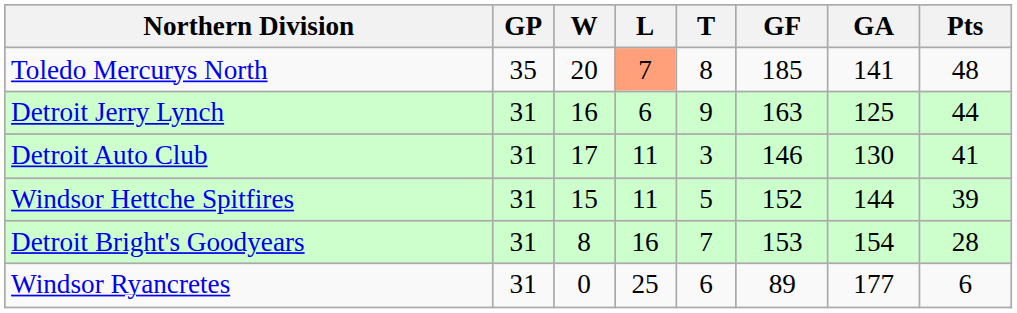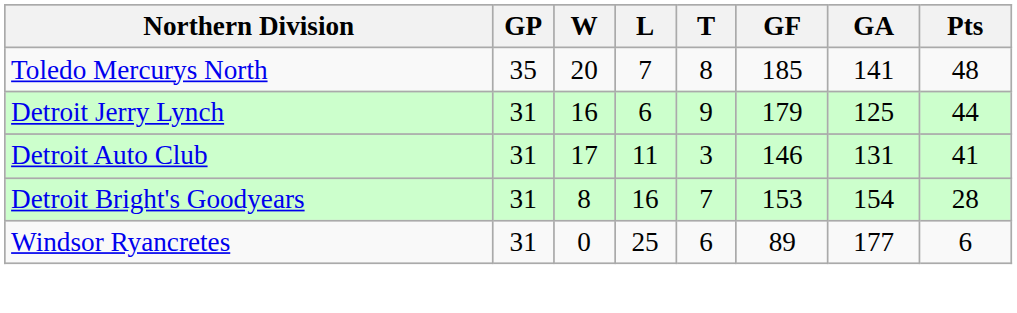(645, 69) lightsalmon background -> (645, 69) no background
(782, 112) 163 -> (782, 112) 179
(874, 155) 130 -> (874, 155) 131
- row: (153, 198)
